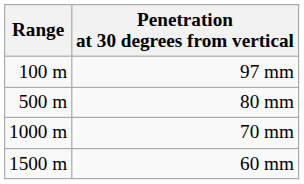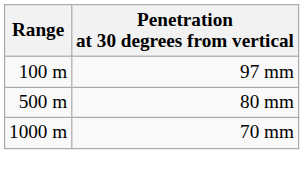- row: (267, 163)
